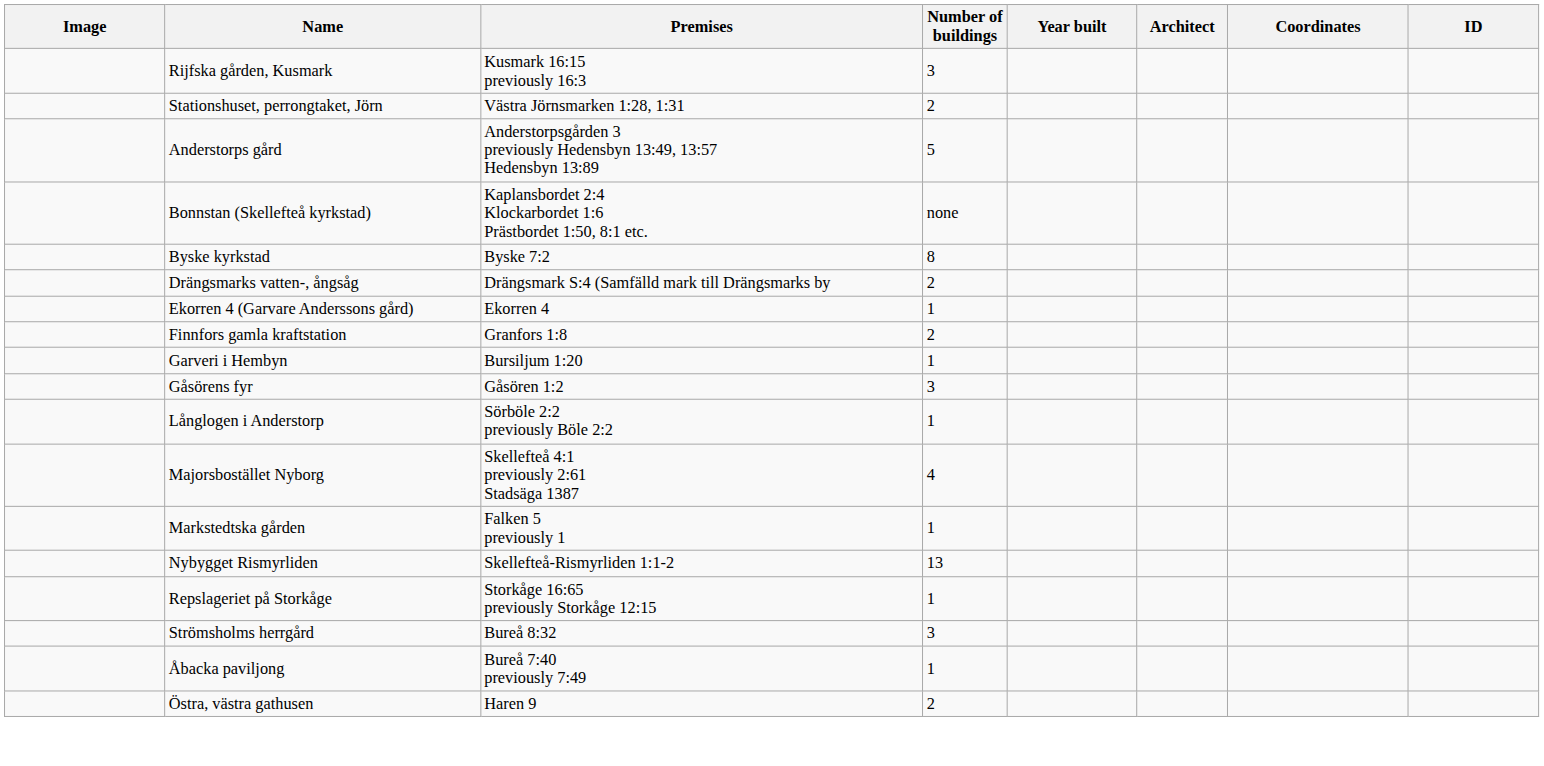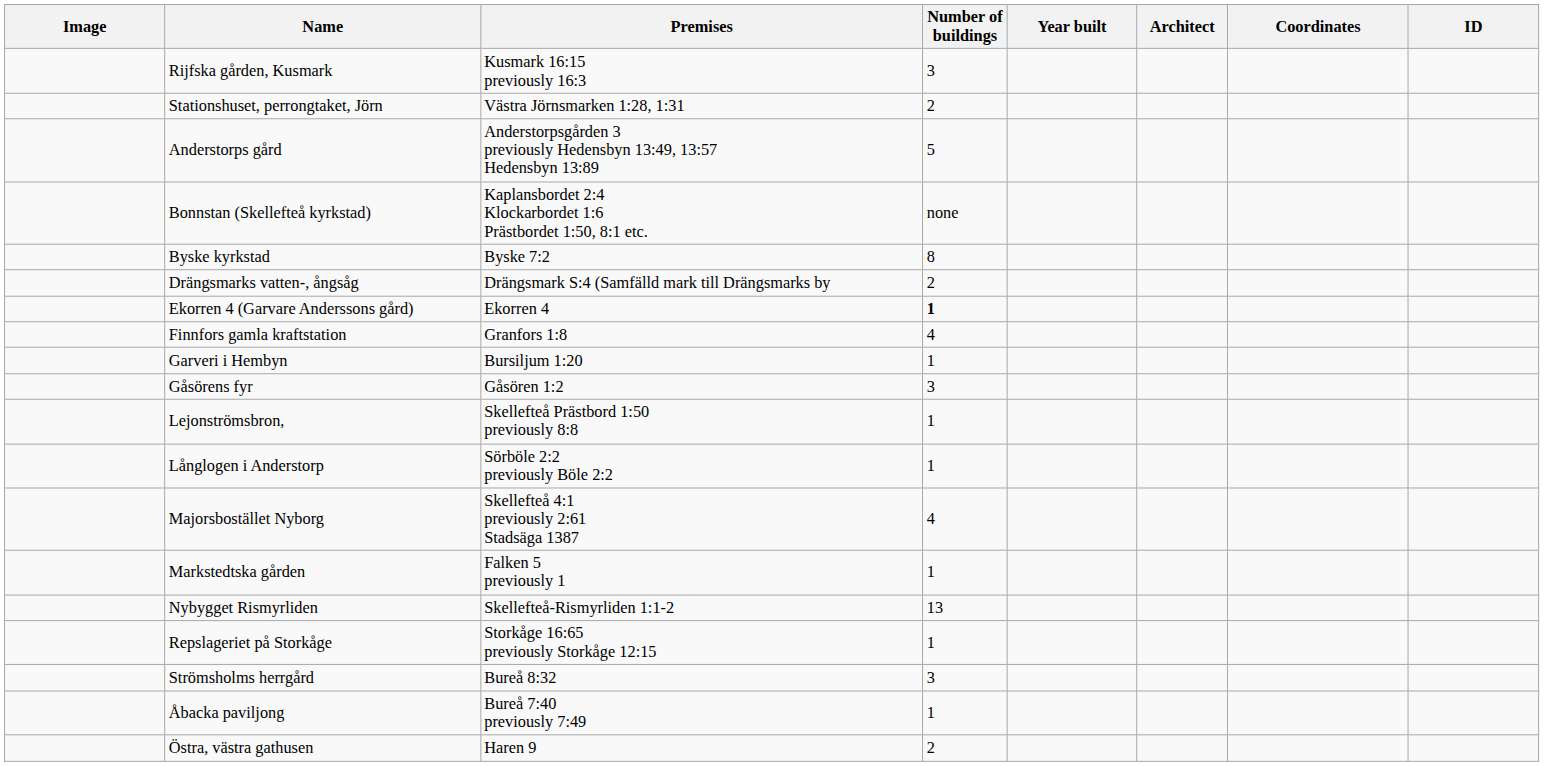(931, 308) normal -> (931, 308) bold
(931, 334) 2 -> (931, 334) 4
+ row: (227, 421)
